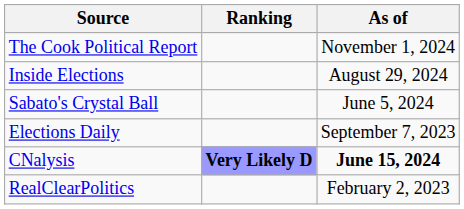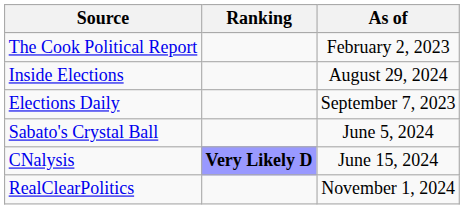(388, 47) November 1, 2024 -> (388, 47) February 2, 2023
rows swapped: (83, 103) <-> (64, 132)
(388, 160) bold -> (388, 160) normal
(388, 189) February 2, 2023 -> (388, 189) November 1, 2024
